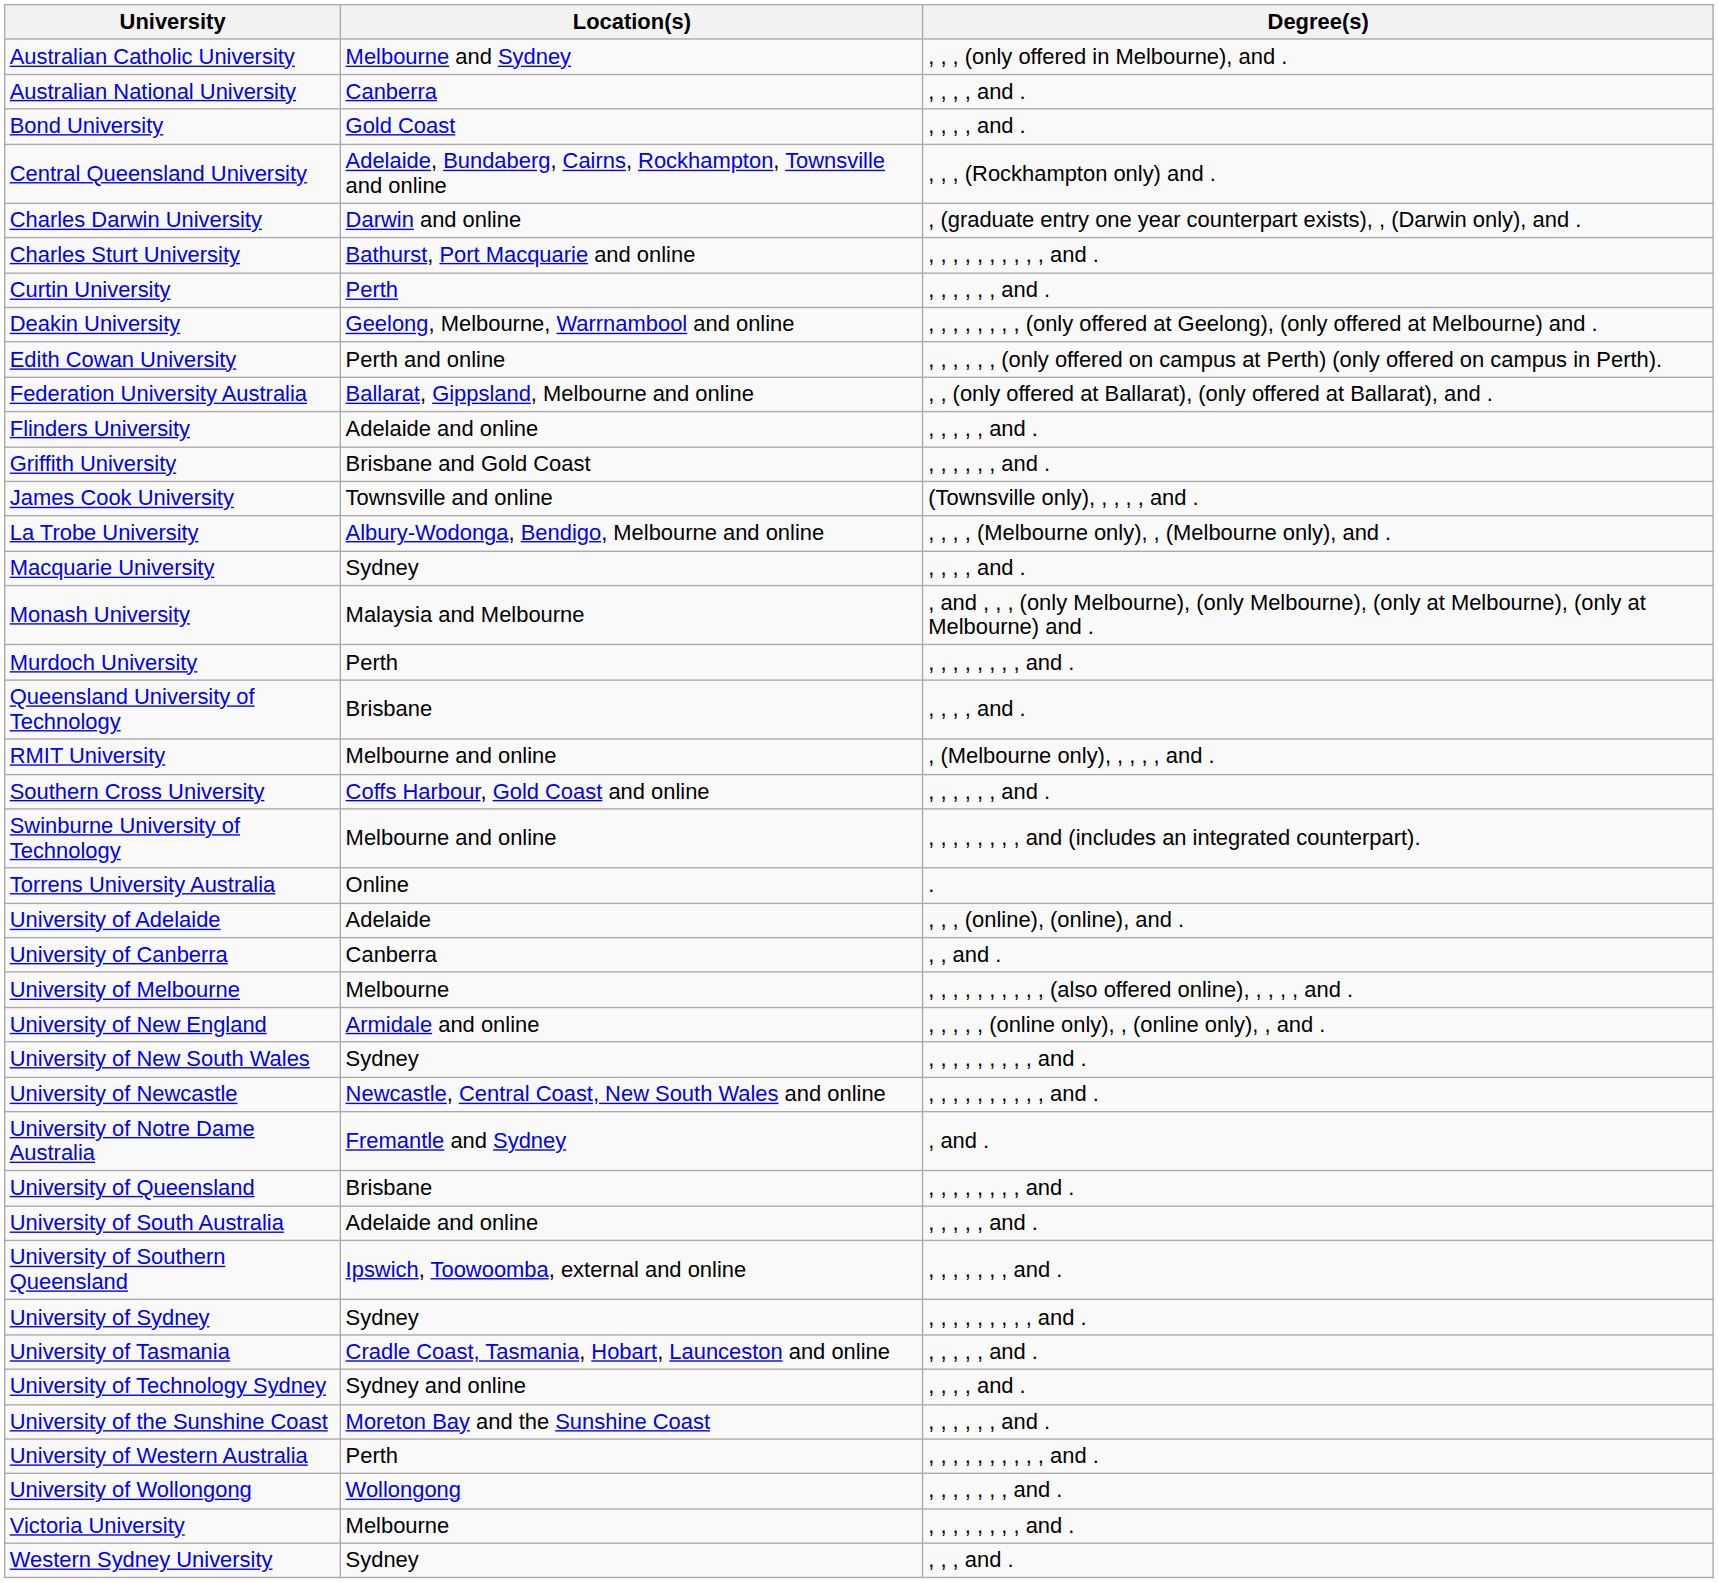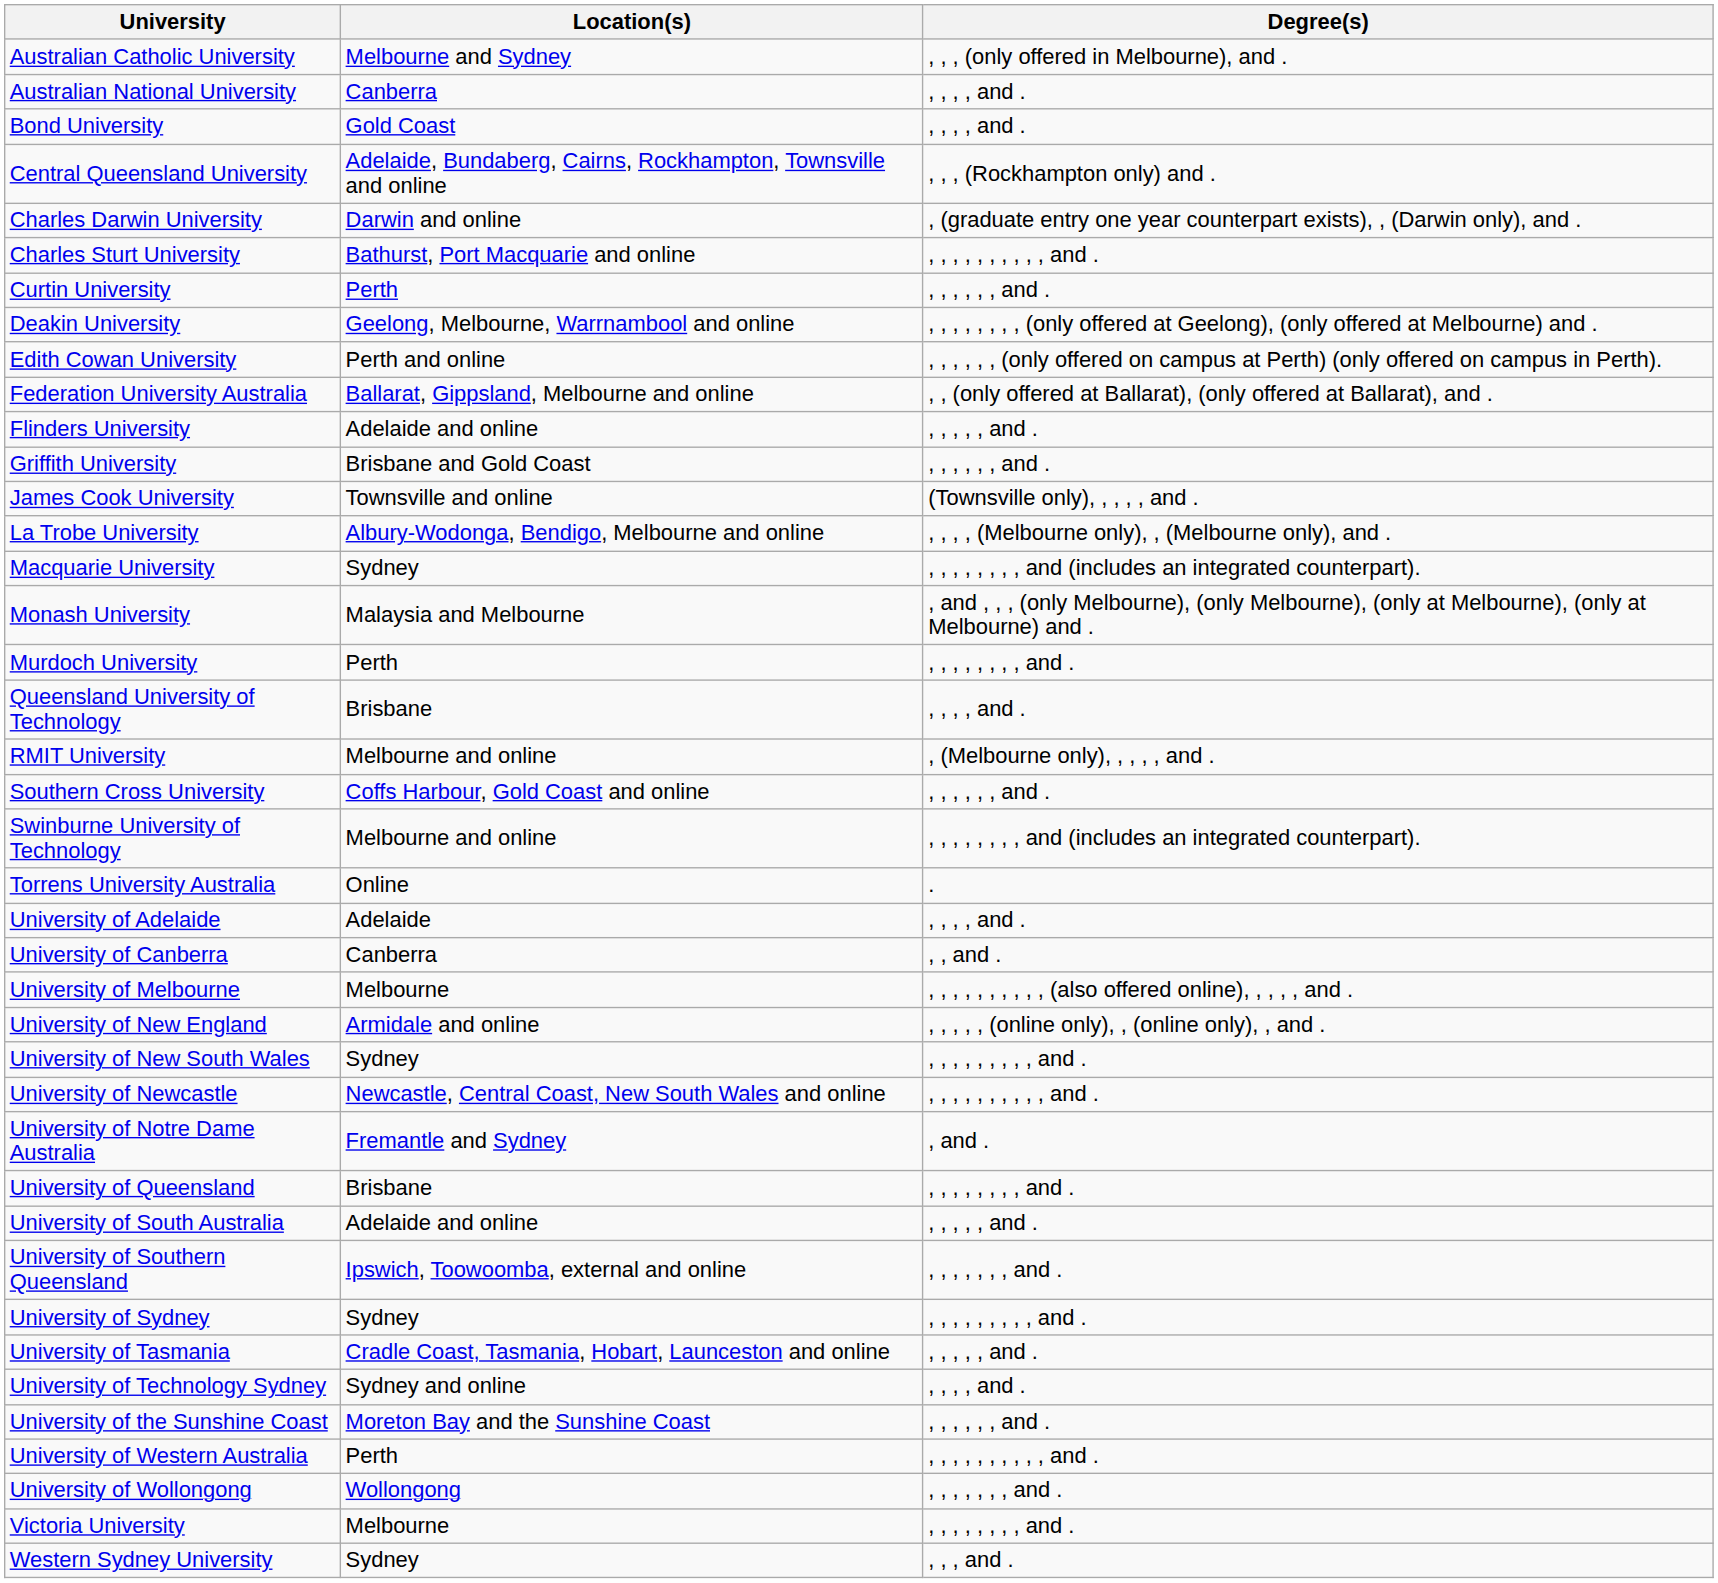(977, 567) , , , , and . -> (1174, 567) , , , , , , , , and (includes an integrated counterpart).
(1056, 920) , , , (online), (online), and . -> (977, 920) , , , , and .
